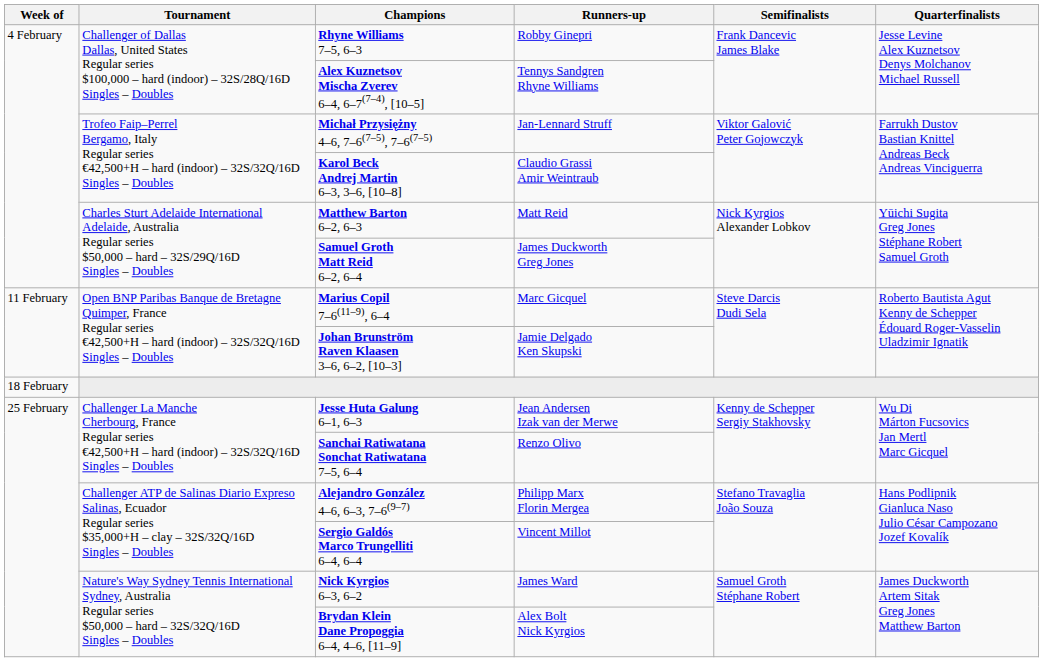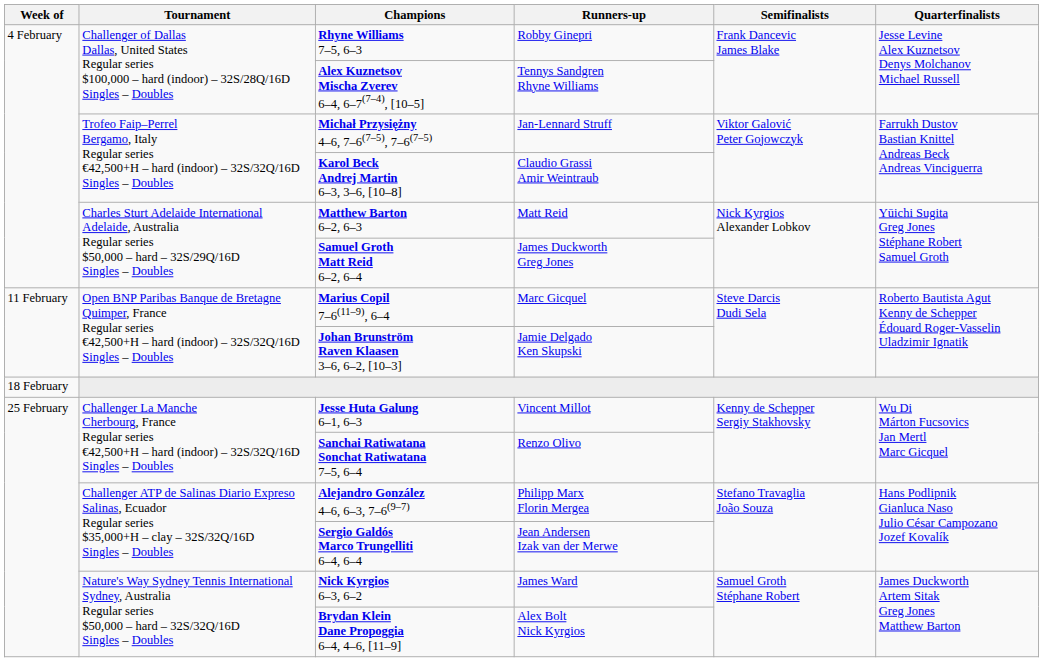(568, 414) Jean Andersen Izak van der Merwe -> (554, 407) Vincent Millot
(554, 531) Vincent Millot -> (568, 538) Jean Andersen Izak van der Merwe
